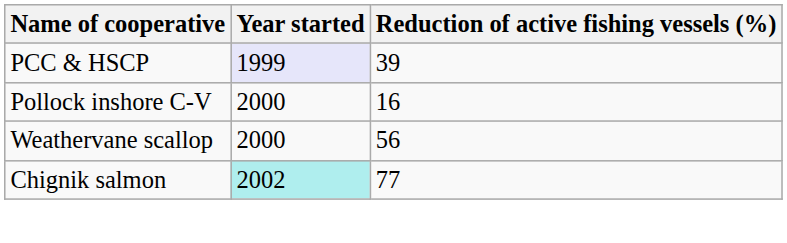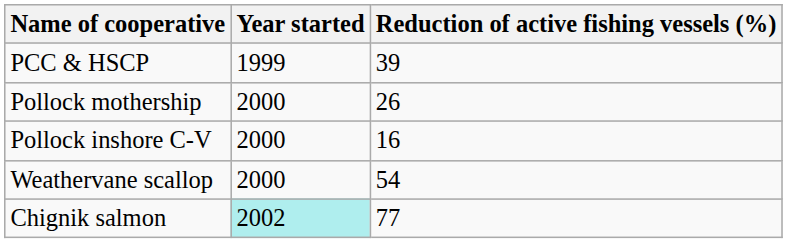(261, 62) lavender background -> (261, 62) no background
+ row: (106, 101)
(388, 140) 56 -> (388, 179) 54
